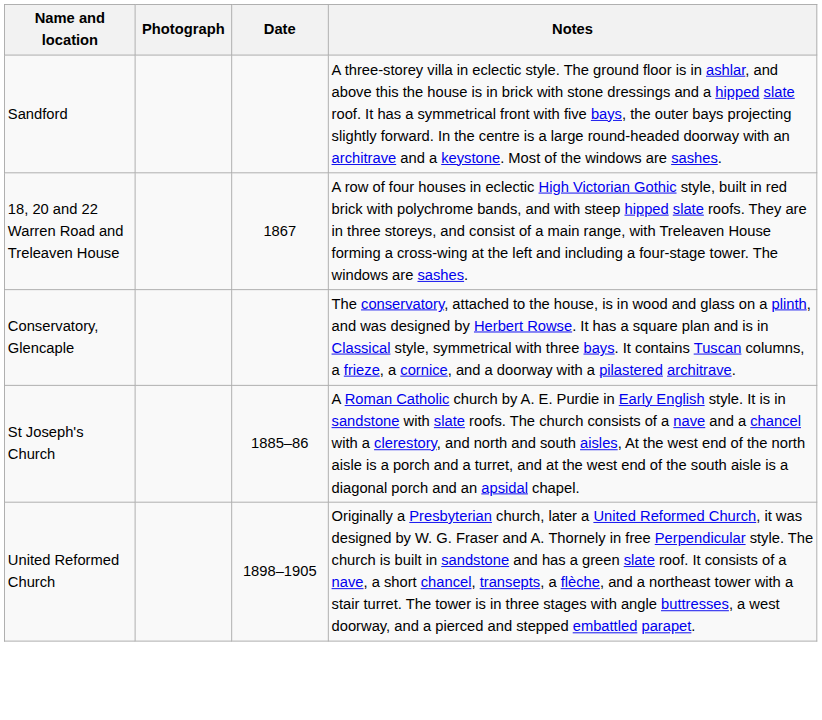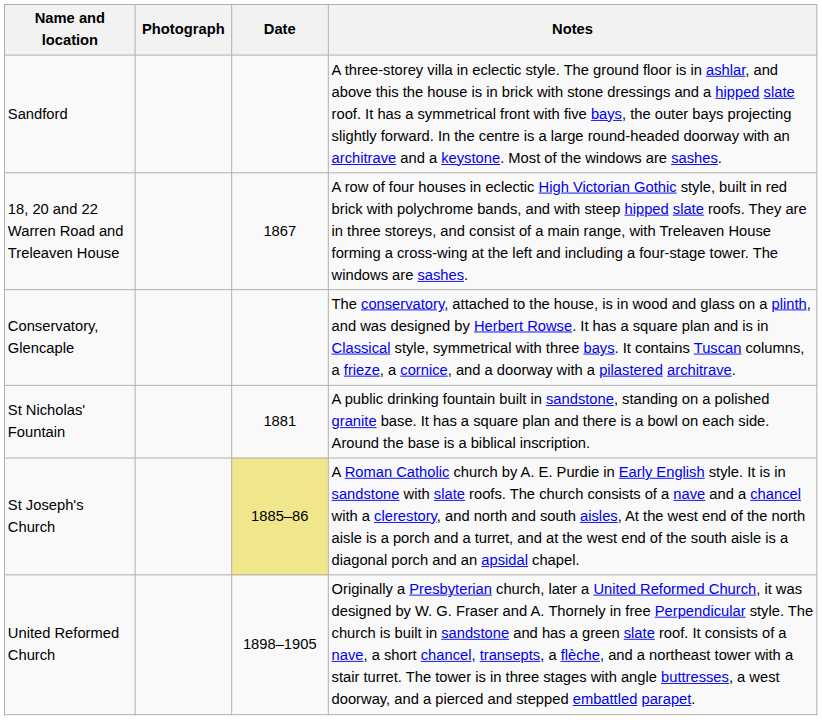+ row: (46, 421)
(280, 443) no background -> (280, 516) khaki background
